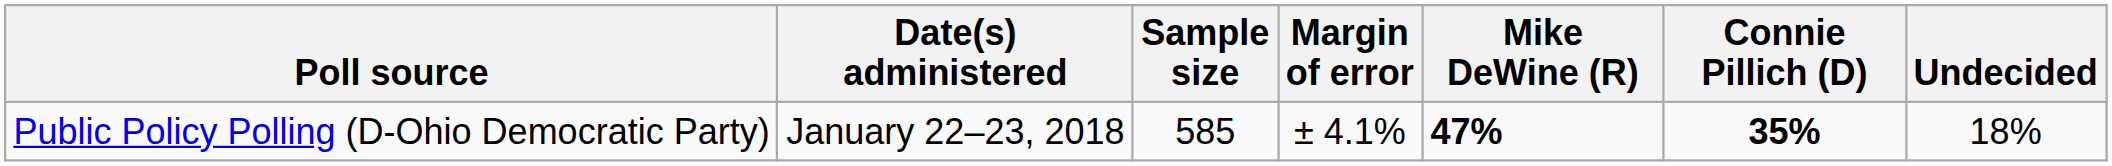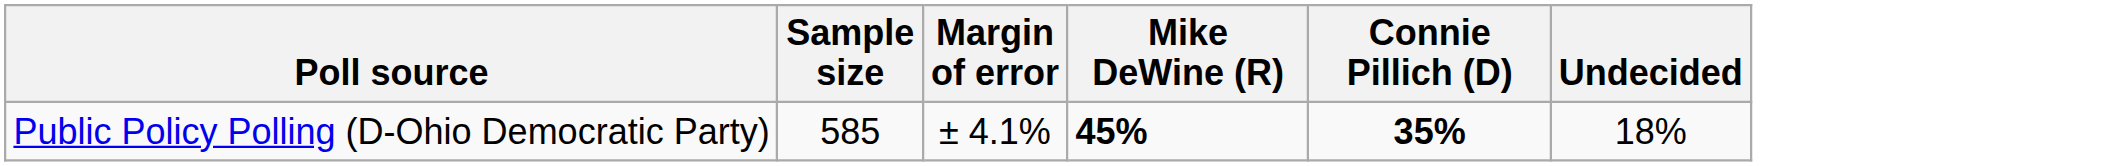- column: (955, 53)
(1466, 130) 47% -> (1112, 130) 45%
